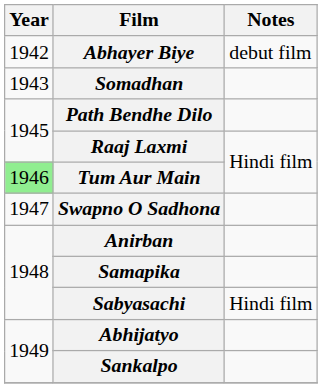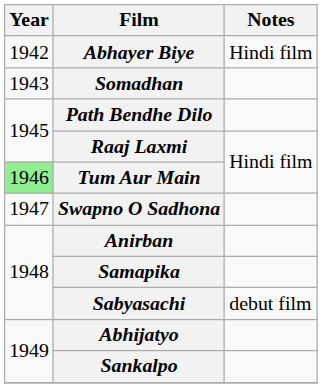(270, 51) debut film -> (271, 51) Hindi film
(271, 303) Hindi film -> (270, 303) debut film
